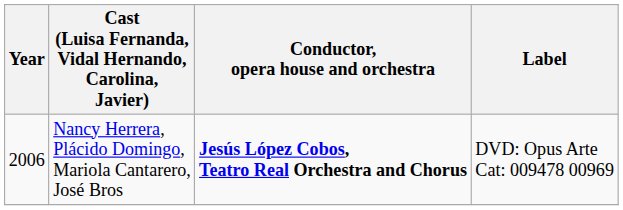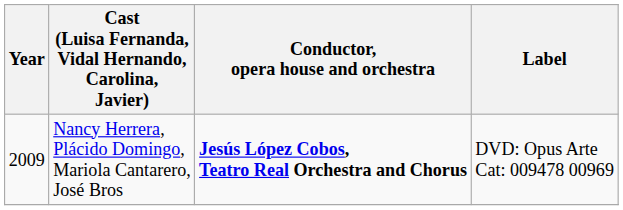(27, 159) 2006 -> (27, 159) 2009
